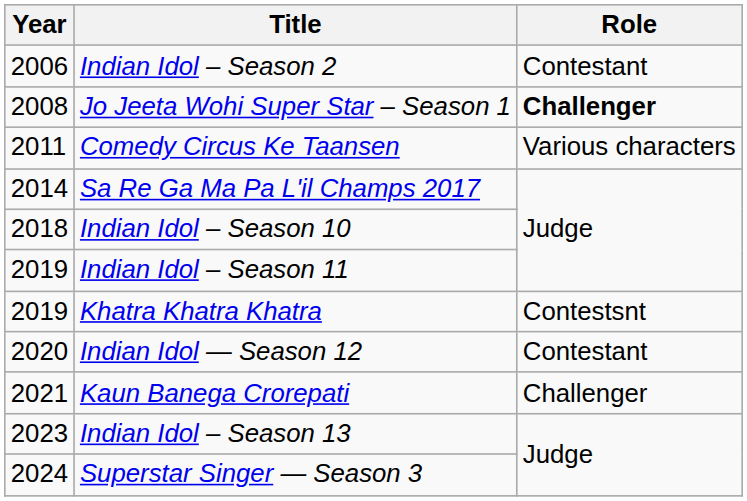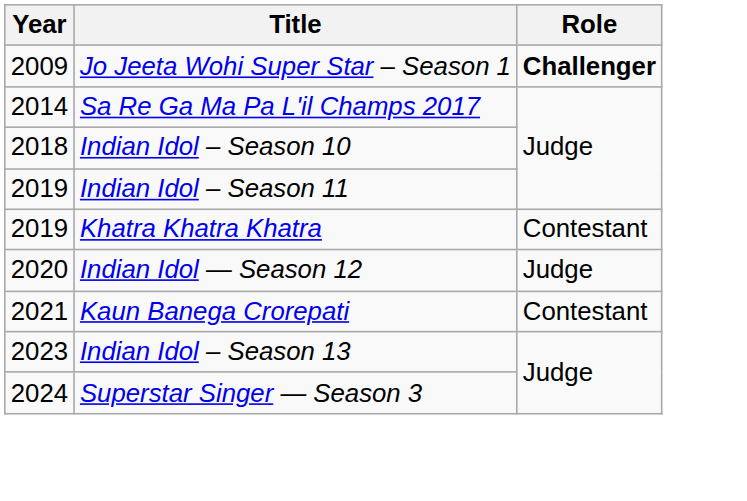- row: (208, 65)
(39, 106) 2008 -> (39, 65) 2009
- row: (240, 147)
(584, 310) Contestsnt -> (585, 229) Contestant
(585, 351) Contestant -> (558, 270) Judge
(585, 392) Challenger -> (585, 310) Contestant
